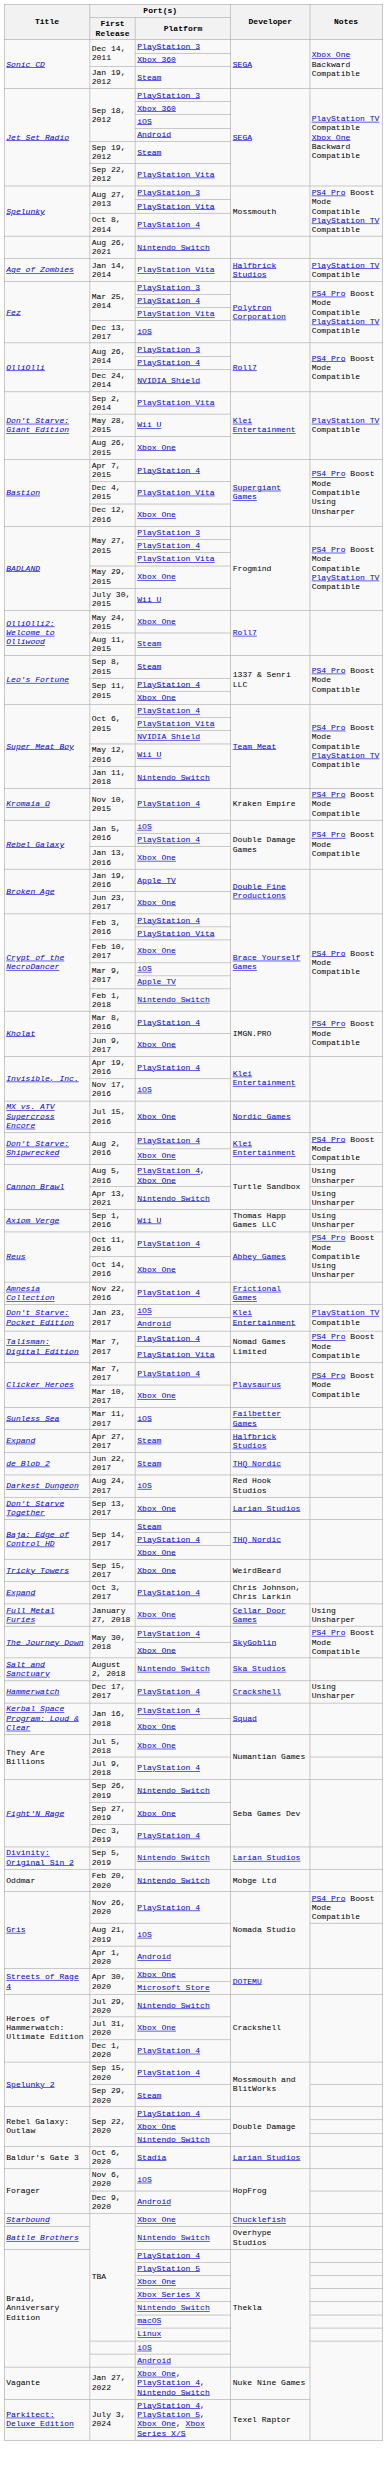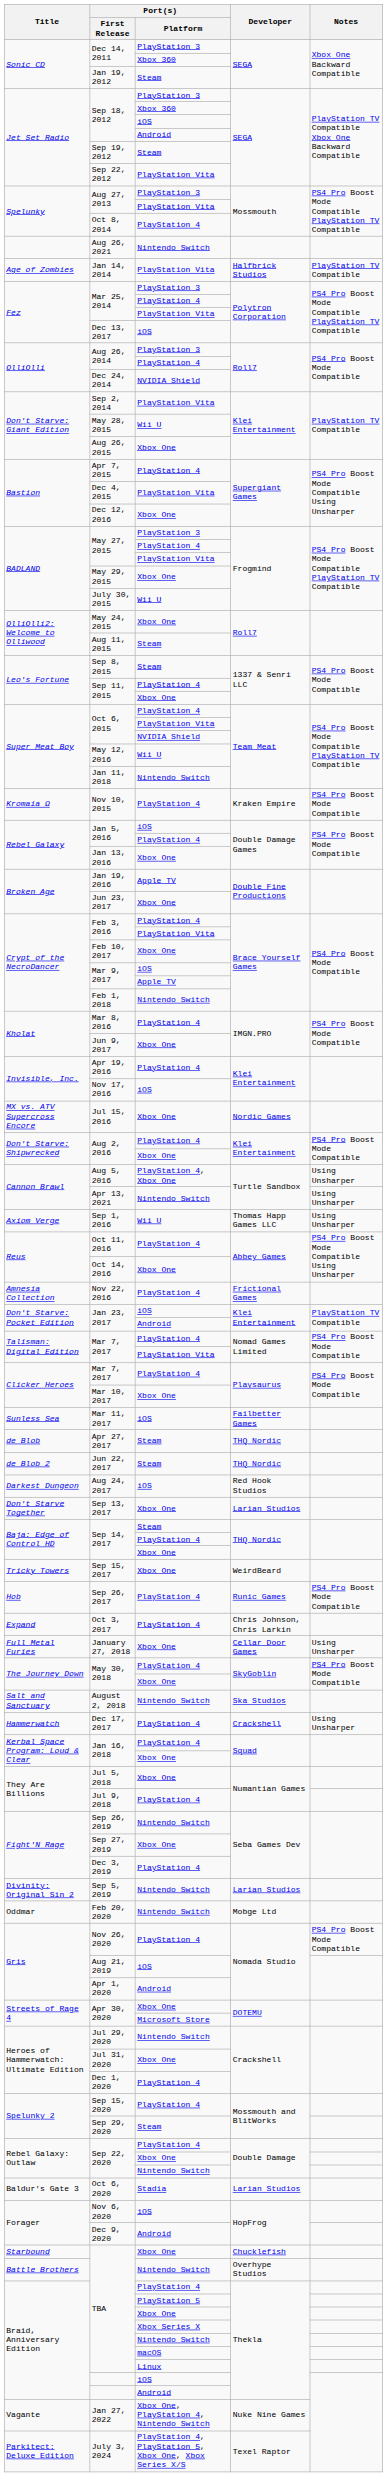(21, 1441) Expand -> (23, 1441) de Blob
(254, 1441) Halfbrick Studios -> (257, 1441) THQ Nordic
+ row: (109, 1597)
